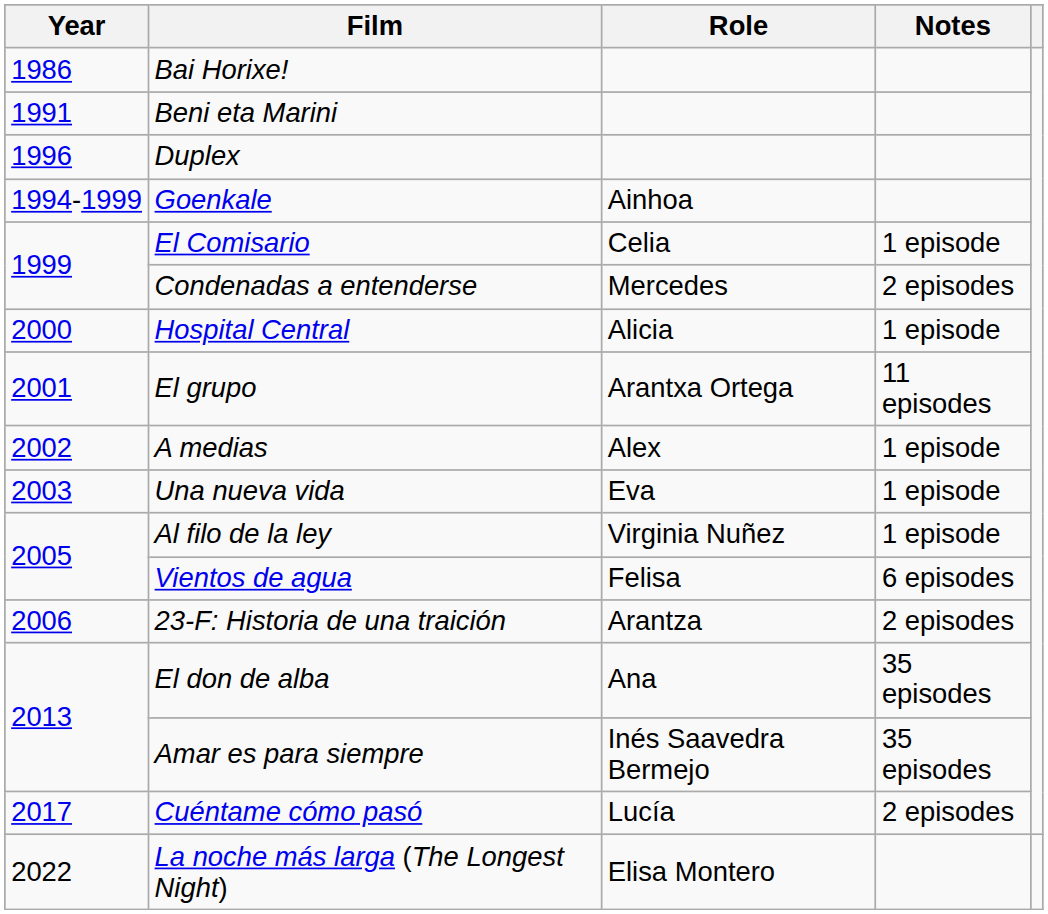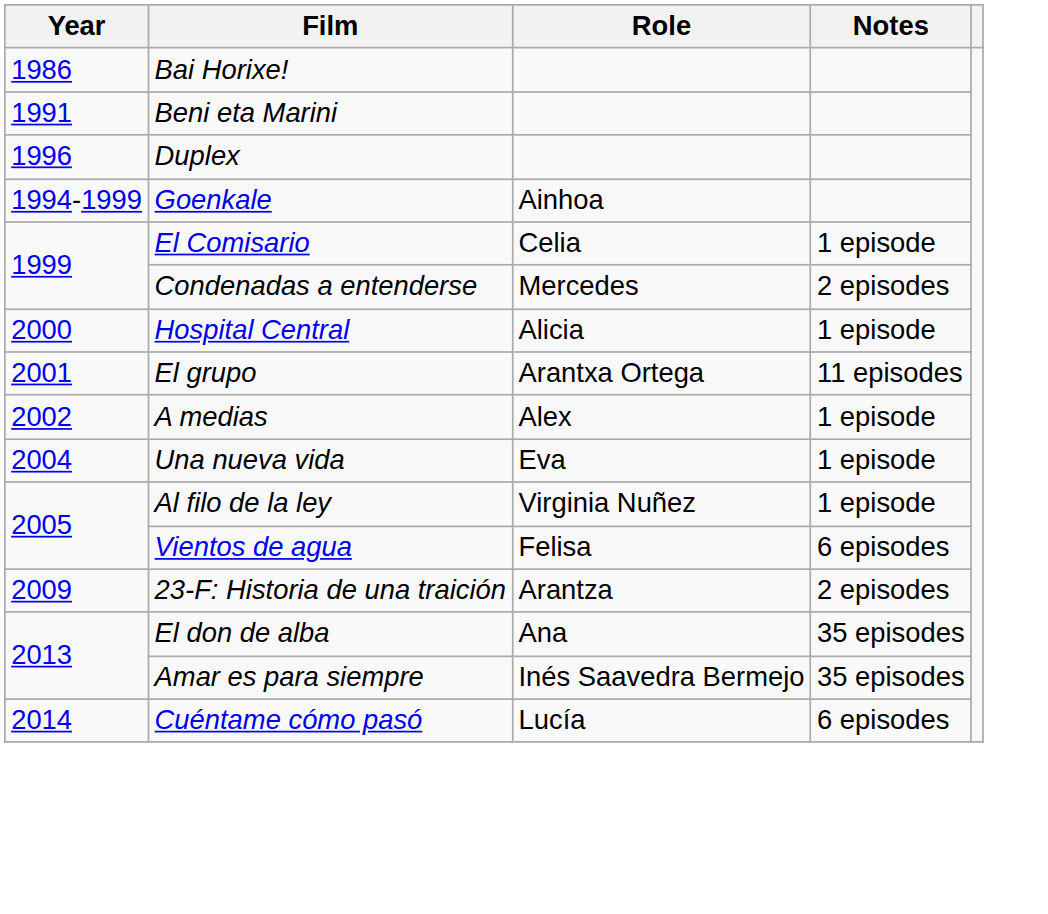(42, 490) 2003 -> (42, 460) 2004
(42, 621) 2006 -> (42, 590) 2009
(42, 812) 2017 -> (42, 720) 2014
(948, 812) 2 episodes -> (883, 720) 6 episodes
- row: (359, 871)
